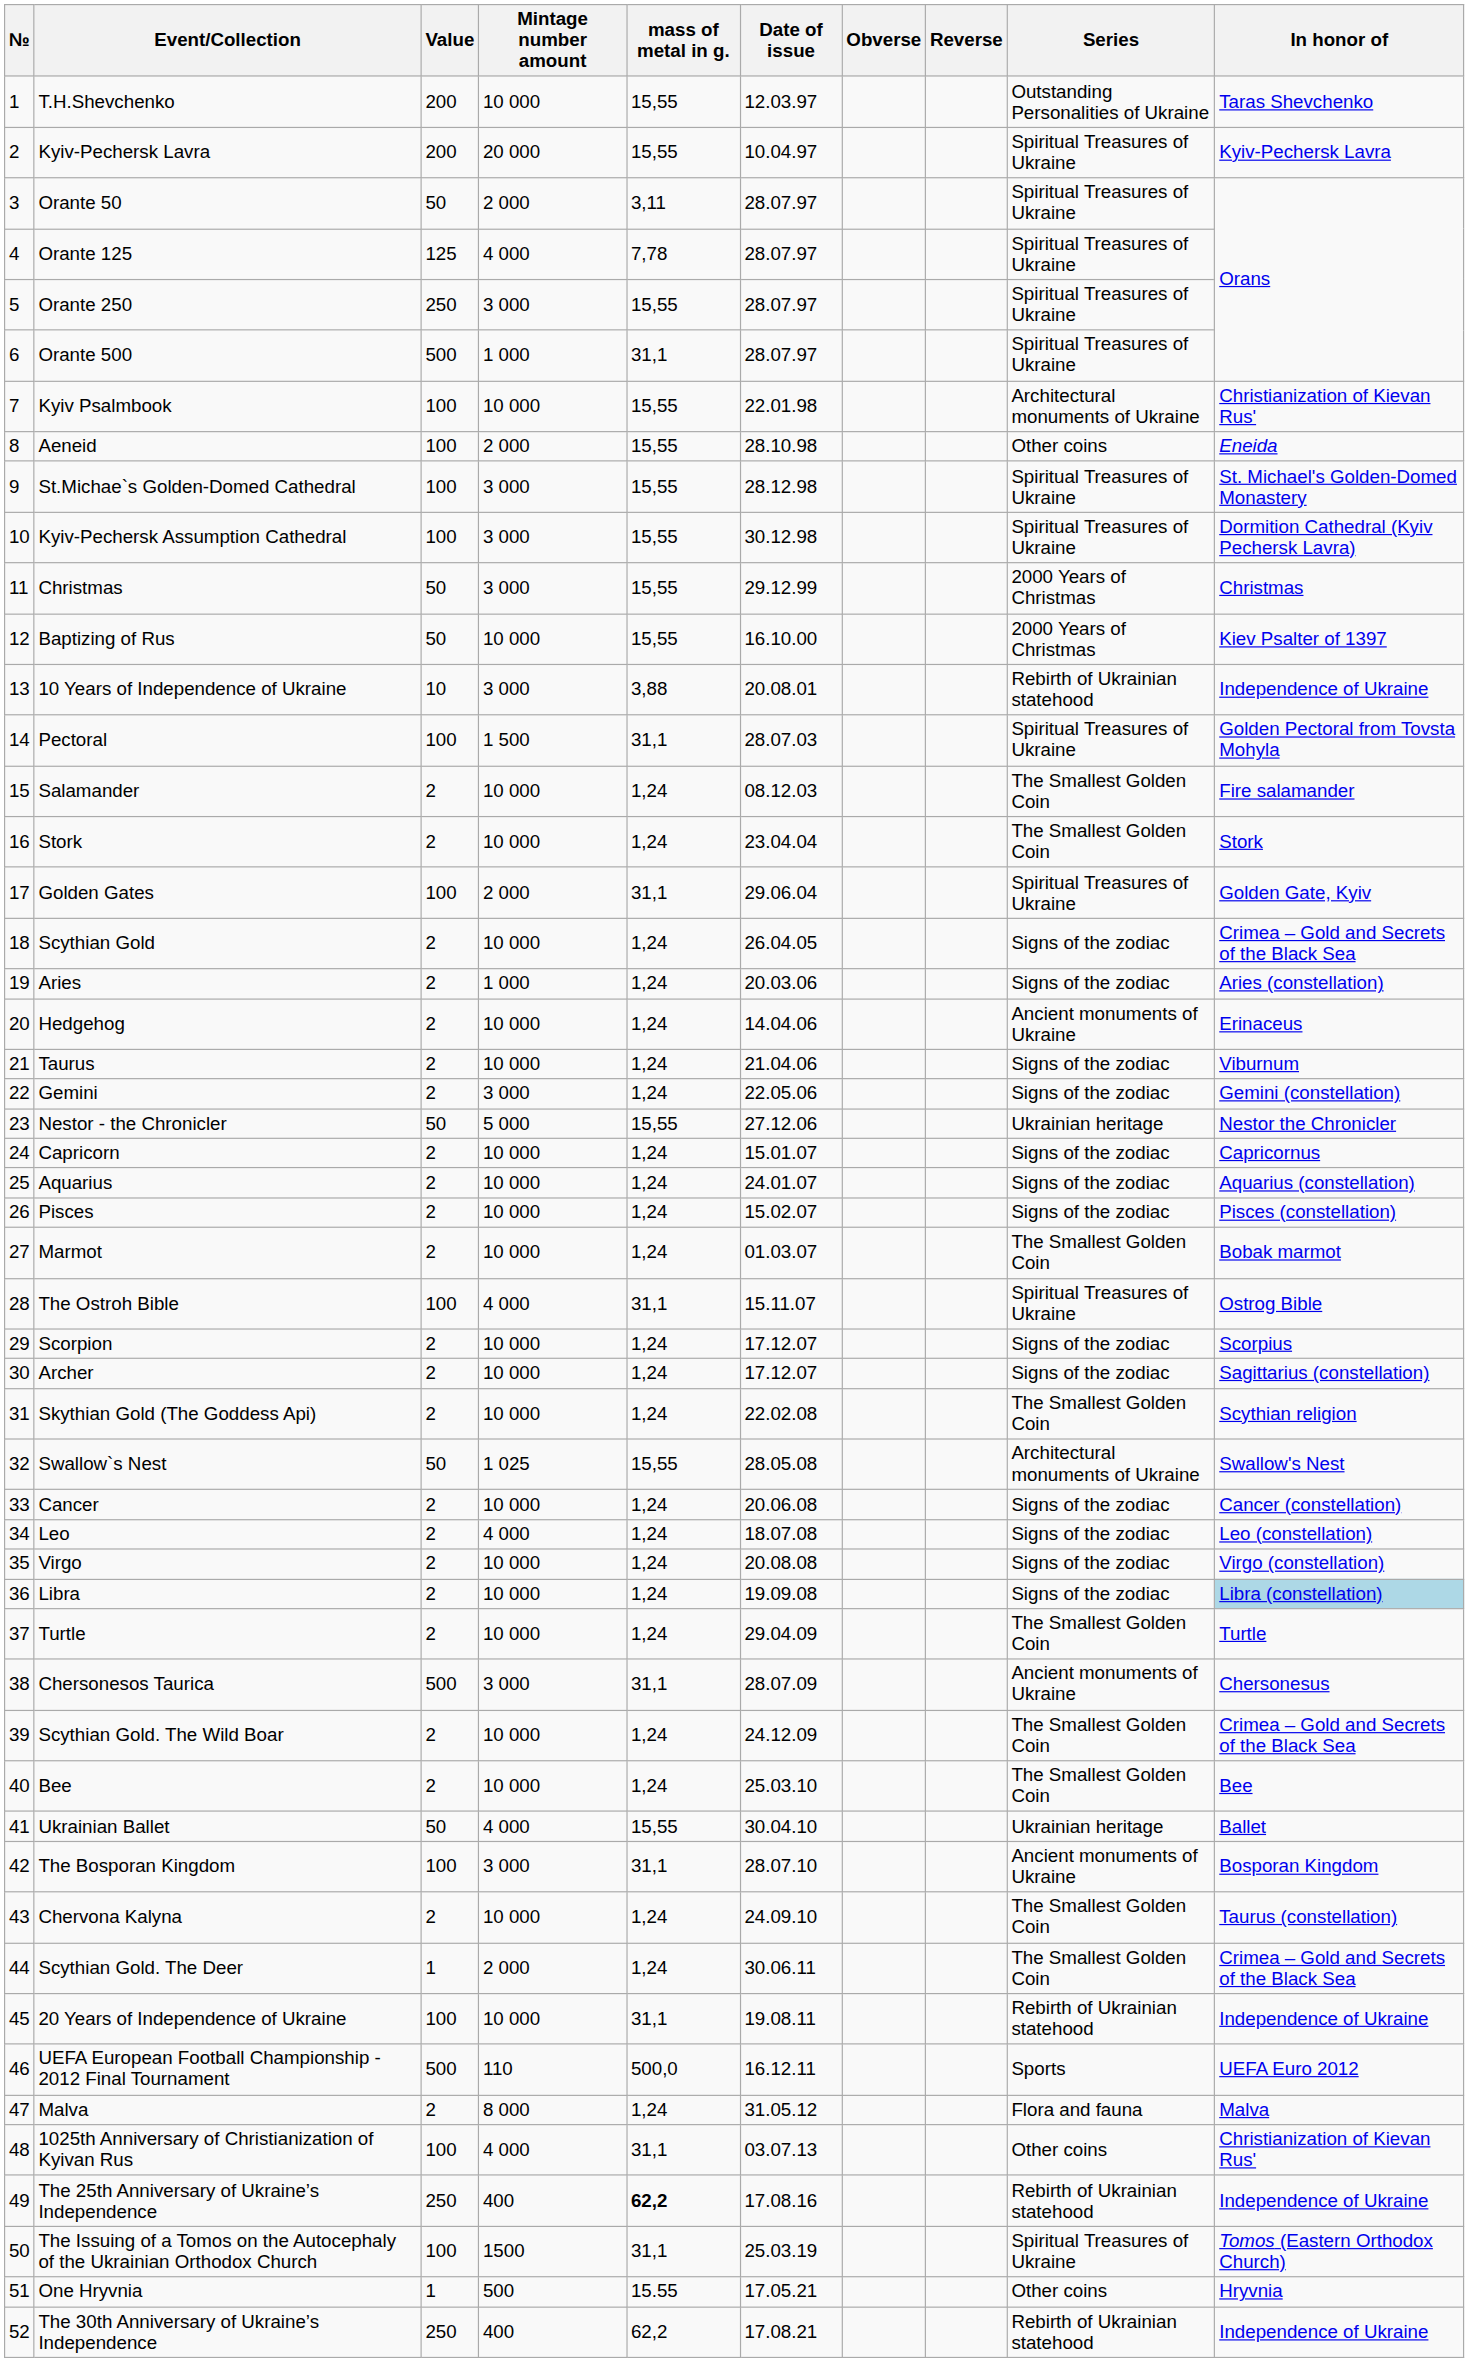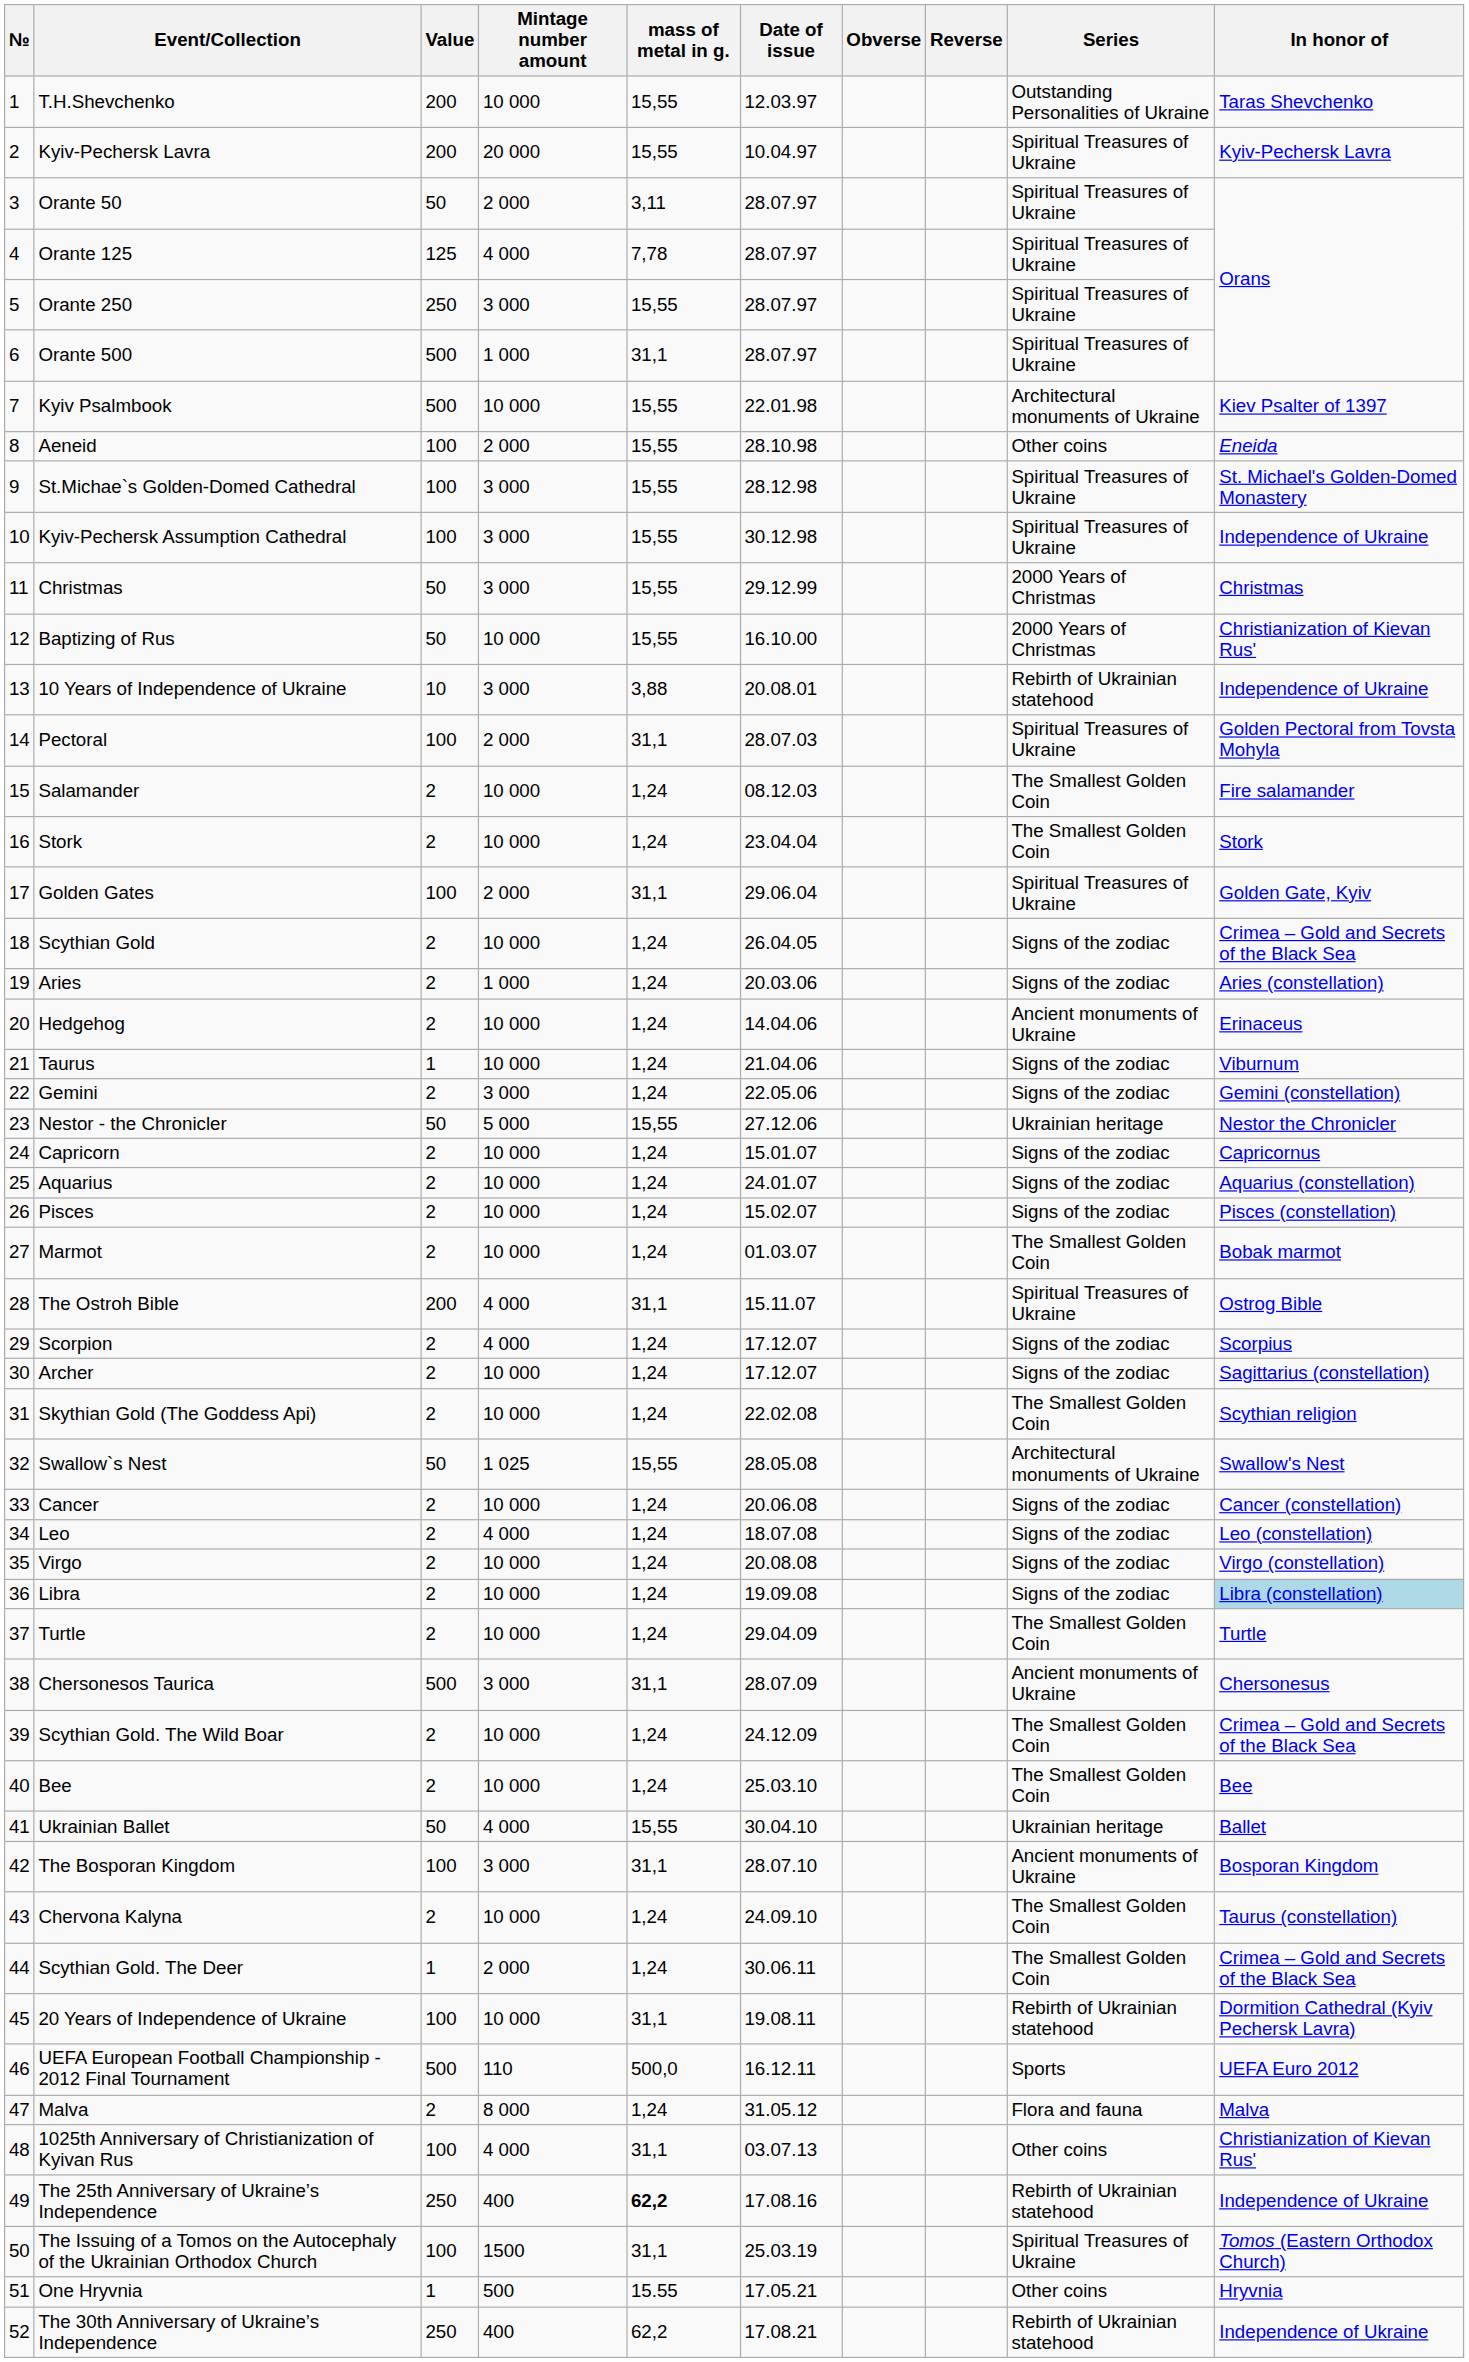(441, 406) 100 -> (441, 406) 500
(1325, 406) Christianization of Kievan Rus' -> (1303, 406) Kiev Psalter of 1397
(1326, 537) Dormition Cathedral (Kyiv Pechersk Lavra) -> (1324, 537) Independence of Ukraine
(1303, 638) Kiev Psalter of 1397 -> (1325, 638) Christianization of Kievan Rus'
(506, 740) 1 500 -> (506, 740) 2 000
(431, 1064) 2 -> (431, 1064) 1
(441, 1303) 100 -> (441, 1303) 200
(512, 1343) 10 000 -> (506, 1343) 4 000
(1324, 2018) Independence of Ukraine -> (1326, 2018) Dormition Cathedral (Kyiv Pechersk Lavra)
